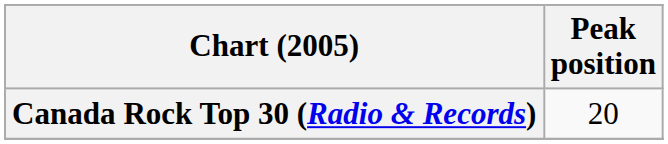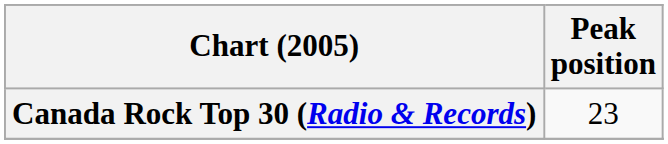(603, 113) 20 -> (603, 113) 23
